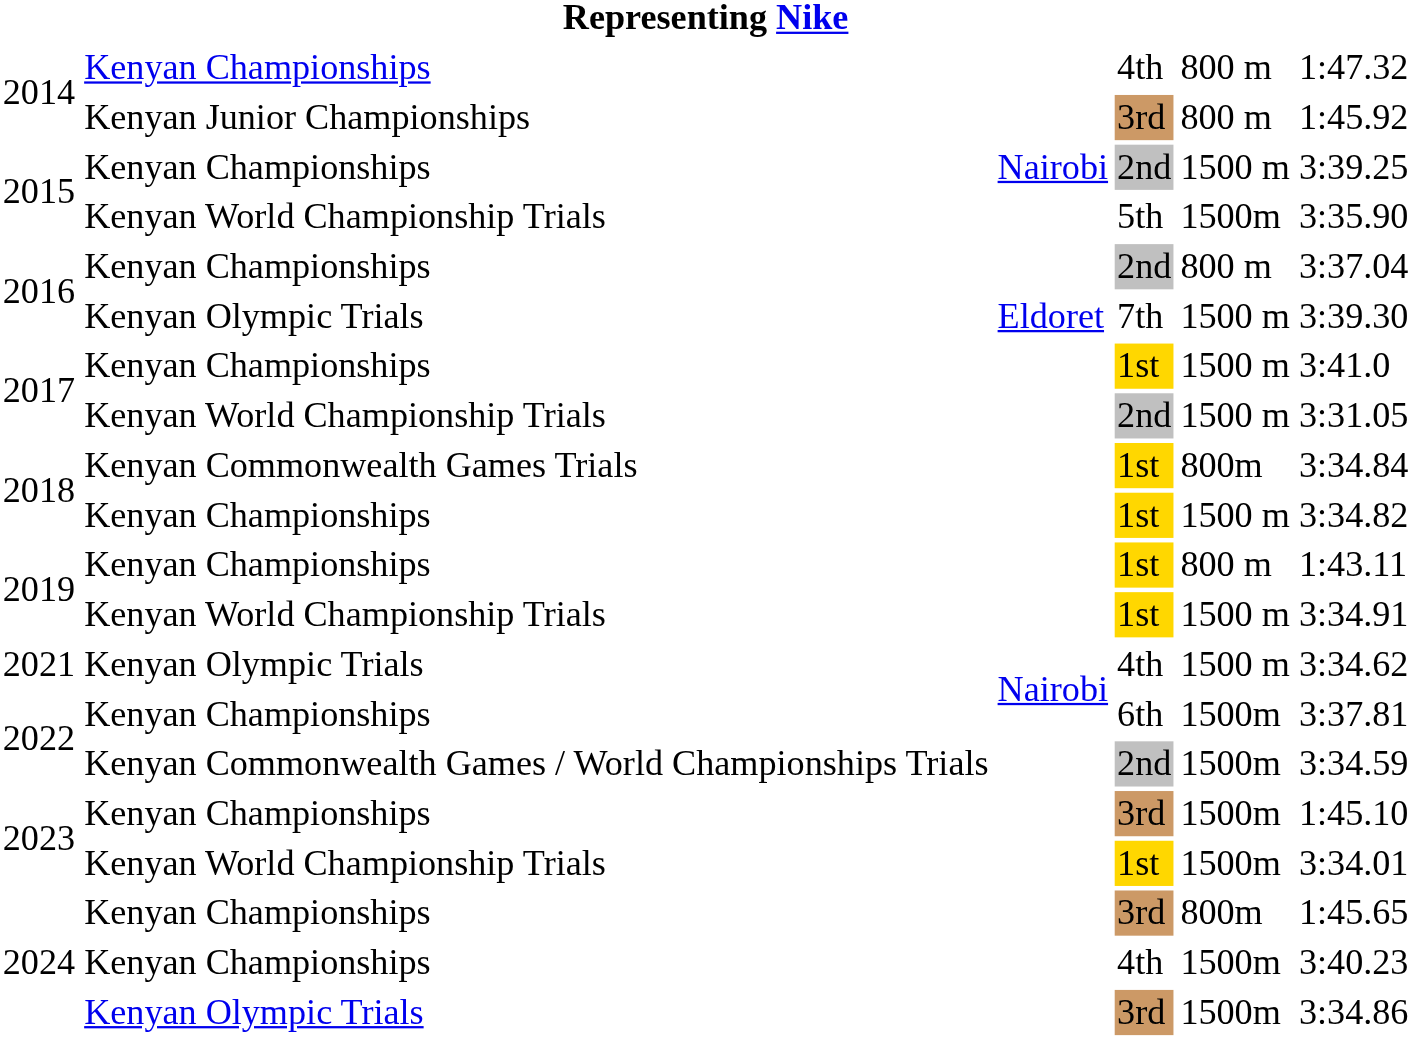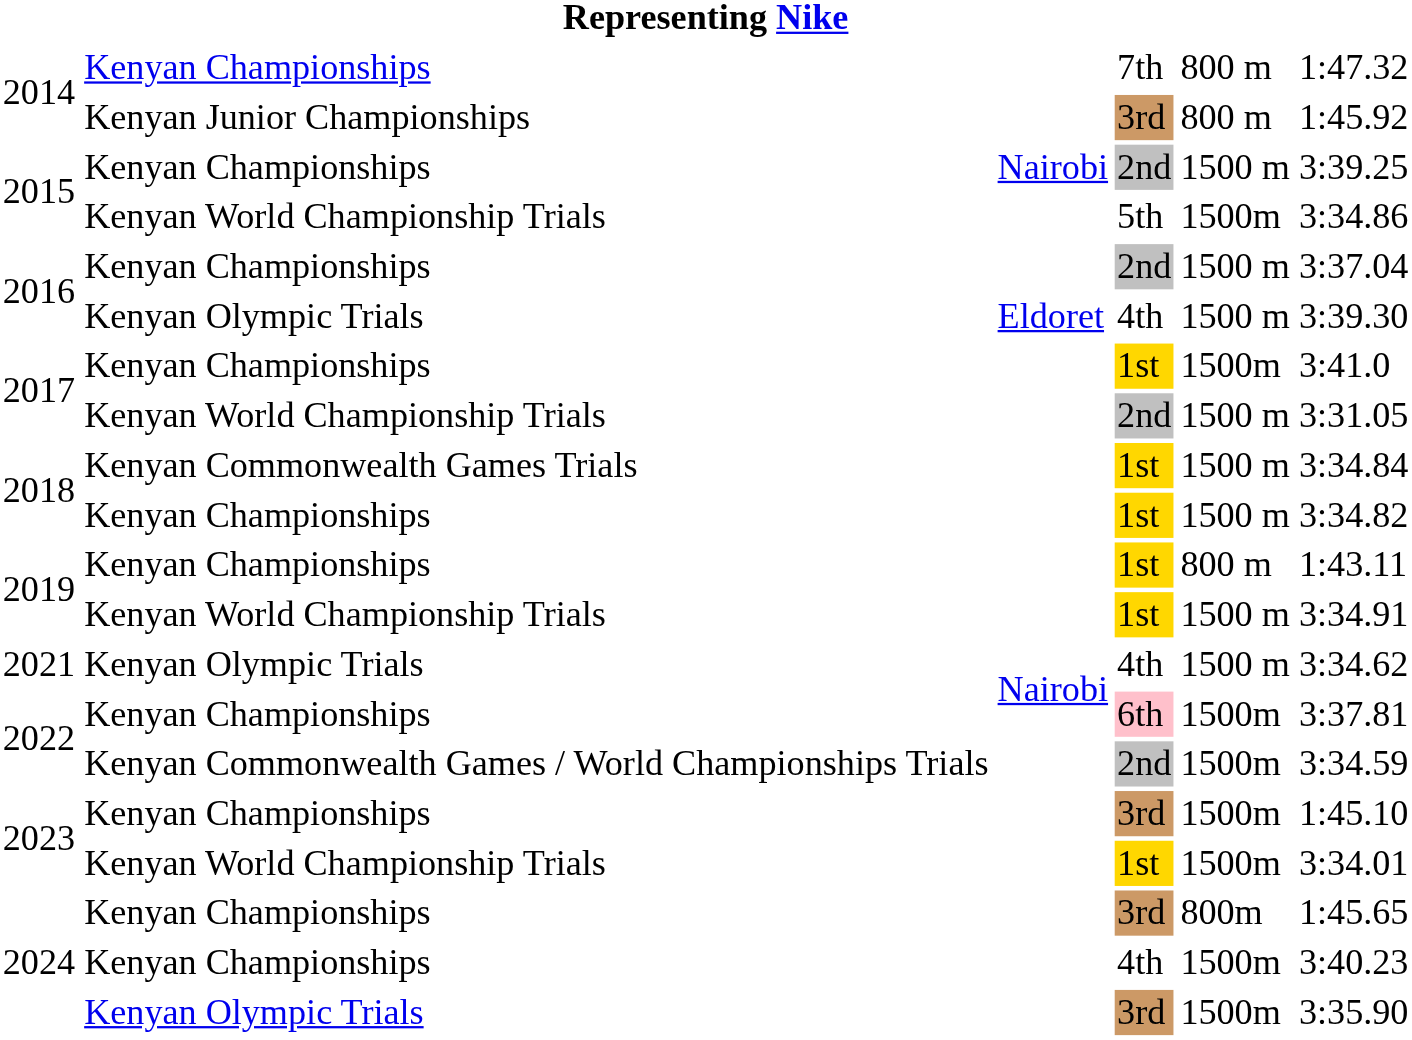(1140, 67) 4th -> (1140, 67) 7th
(1354, 216) 3:35.90 -> (1354, 216) 3:34.86
(1226, 266) 800 m -> (1235, 266) 1500 m
(1140, 315) 7th -> (1140, 315) 4th
(1235, 365) 1500 m -> (1231, 365) 1500m
(1222, 464) 800m -> (1235, 464) 1500 m
(1140, 713) no background -> (1140, 713) pink background
(1354, 1011) 3:34.86 -> (1354, 1011) 3:35.90
